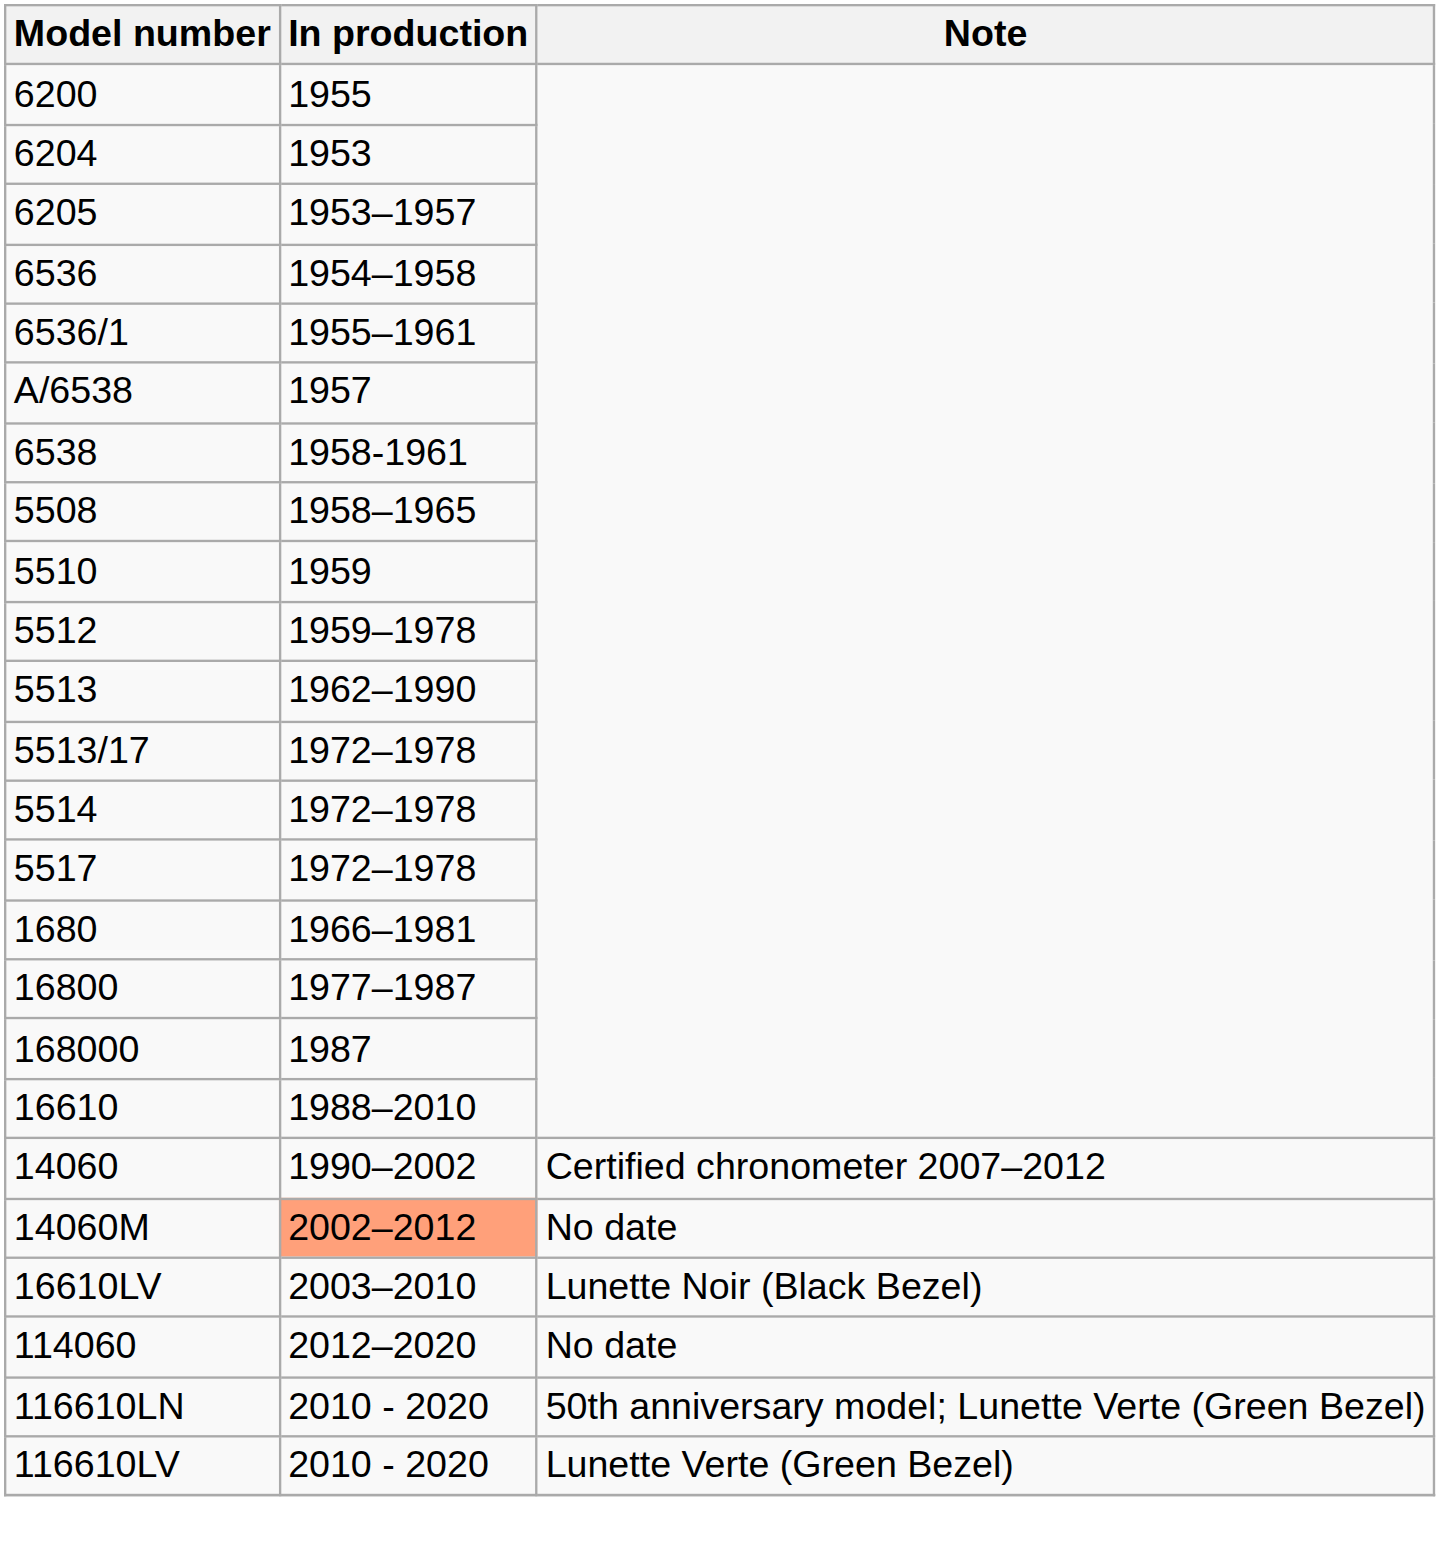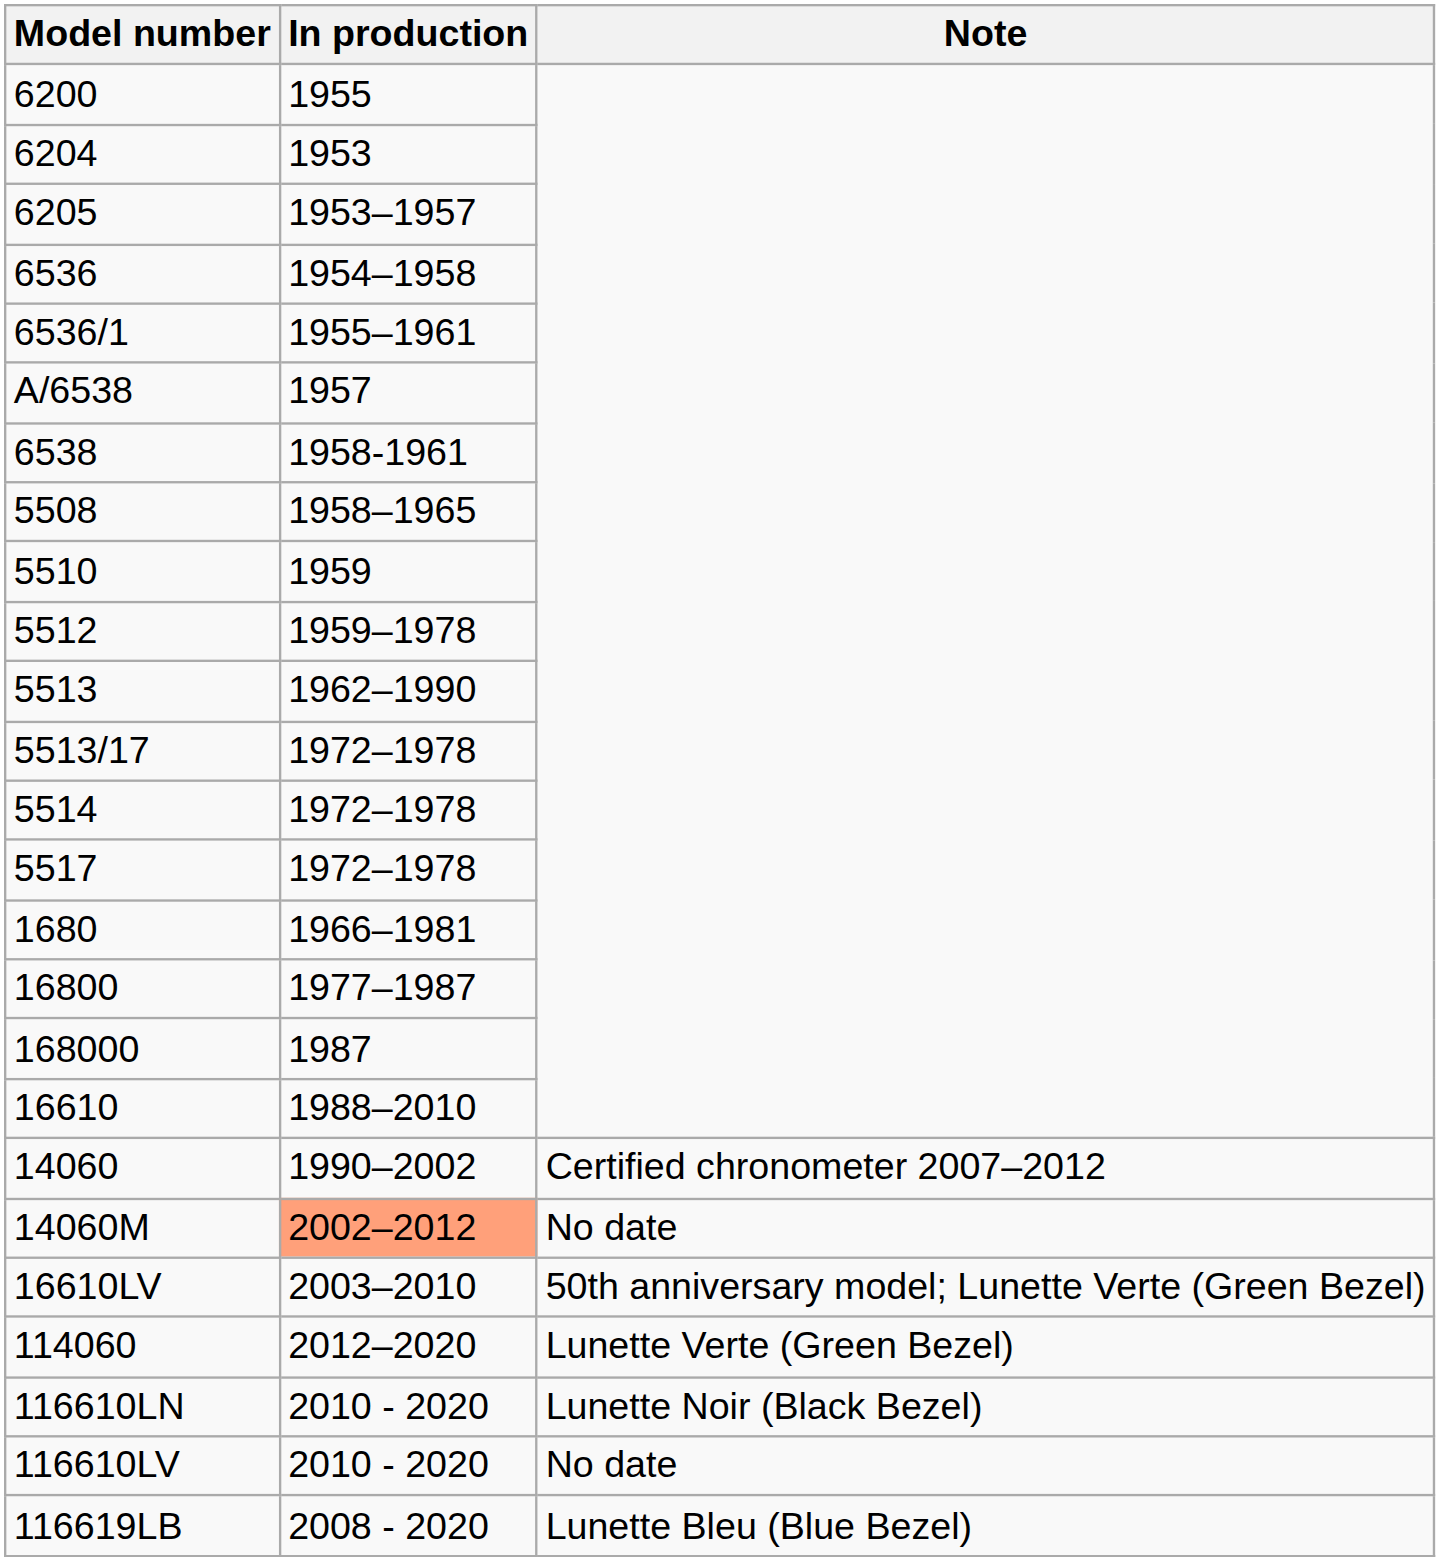(764, 1286) Lunette Noir (Black Bezel) -> (986, 1286) 50th anniversary model; Lunette Verte (Green Bezel)
(611, 1346) No date -> (780, 1346) Lunette Verte (Green Bezel)
(986, 1405) 50th anniversary model; Lunette Verte (Green Bezel) -> (764, 1405) Lunette Noir (Black Bezel)
(780, 1465) Lunette Verte (Green Bezel) -> (611, 1465) No date
+ row: (98, 1525)
